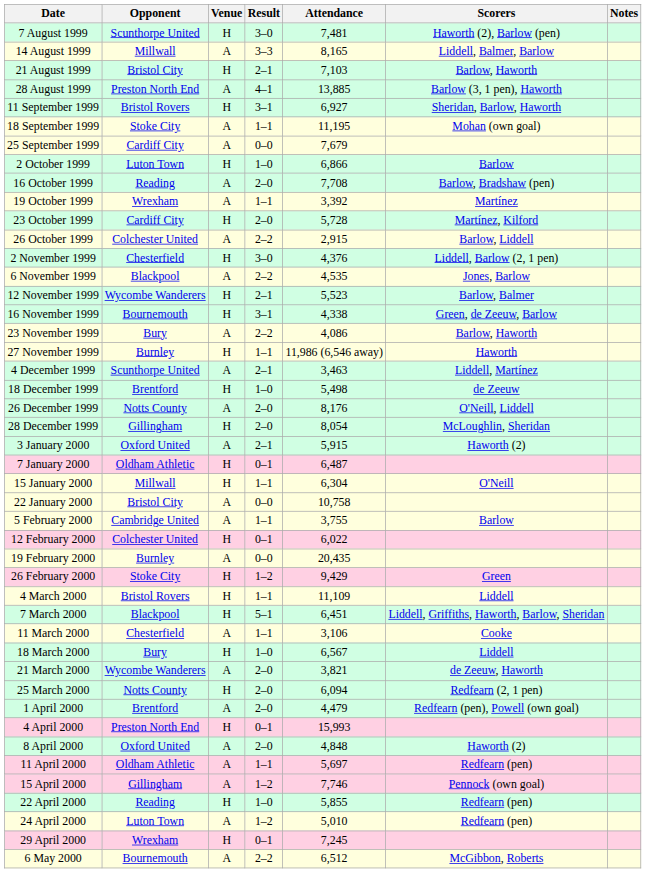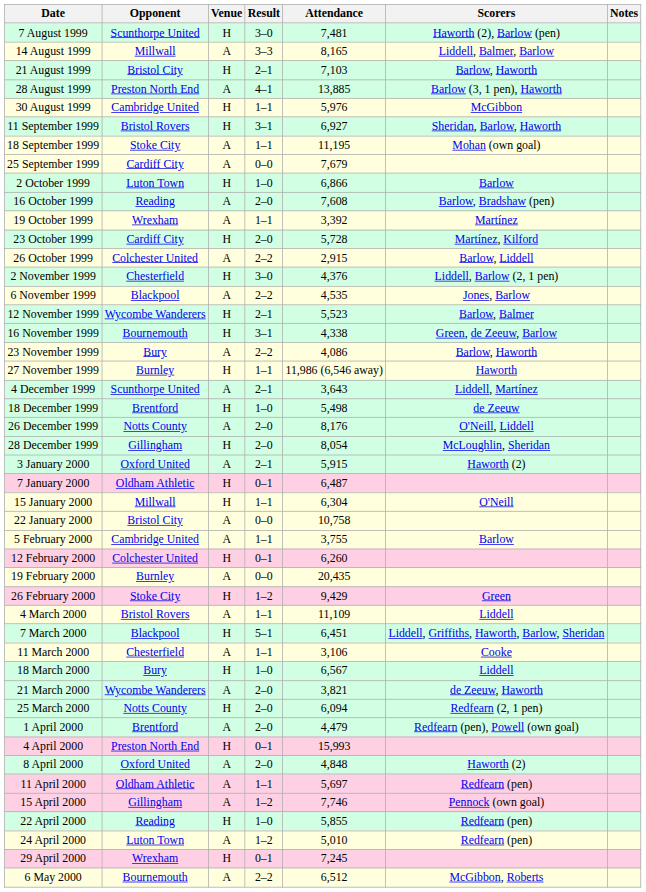+ row: (53, 107)
(334, 182) 7,708 -> (334, 201) 7,608
(334, 370) 3,463 -> (334, 389) 3,643
(334, 539) 6,022 -> (334, 558) 6,260
(227, 595) H -> (227, 614) A
